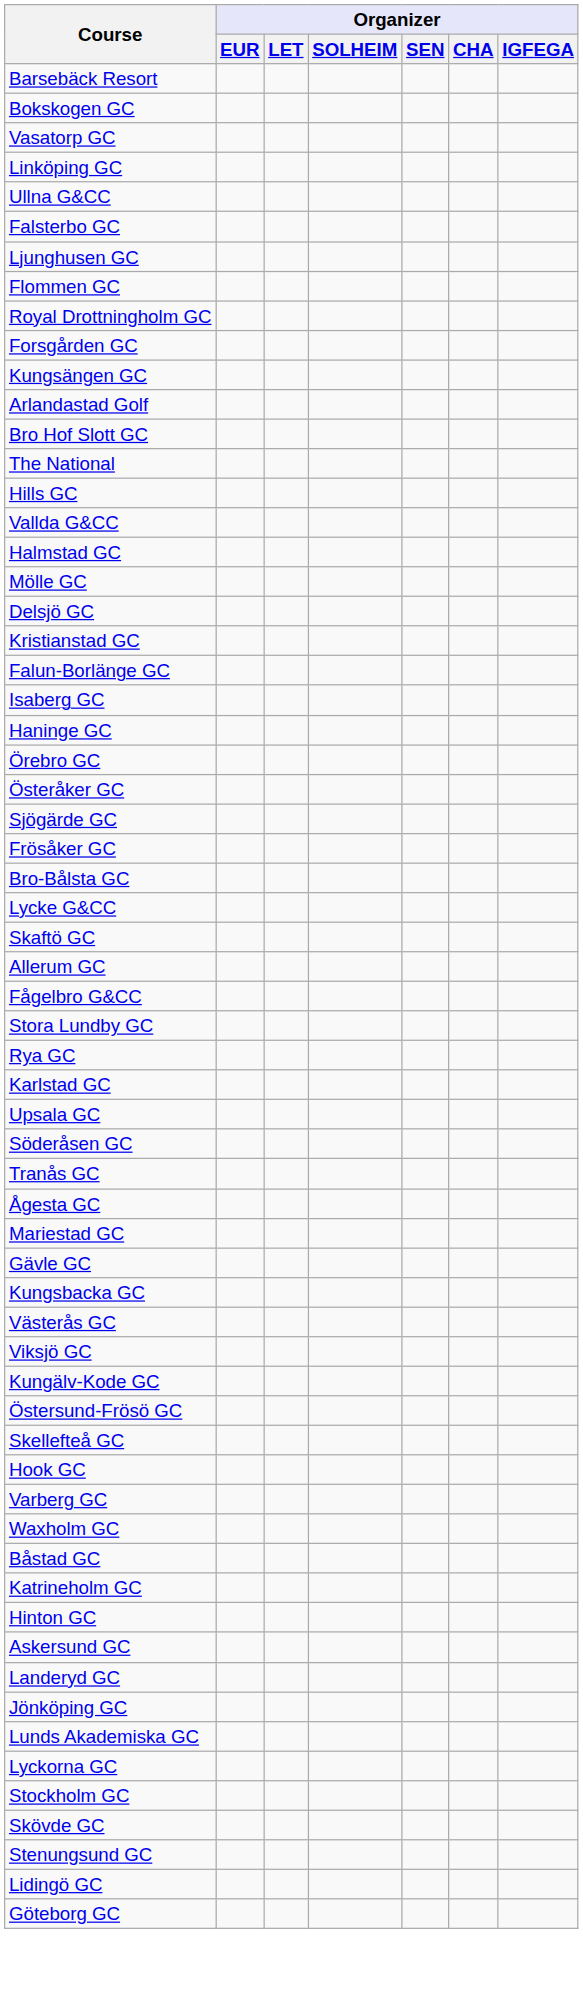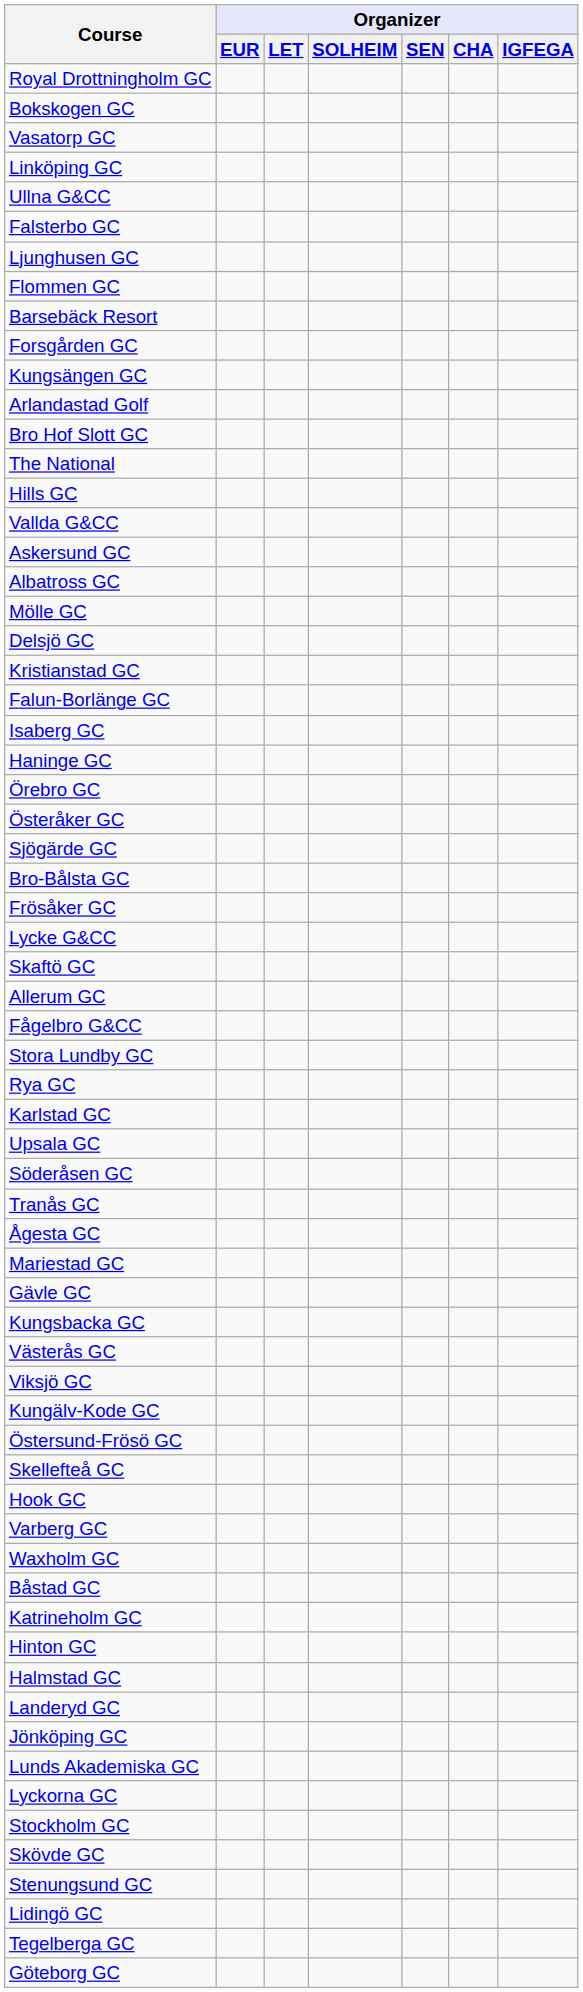rows swapped: (110, 316) <-> (83, 79)
rows swapped: (65, 552) <-> (70, 1647)
+ row: (65, 582)
rows swapped: (69, 878) <-> (62, 848)
+ row: (72, 1943)
